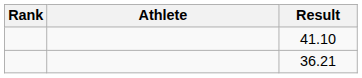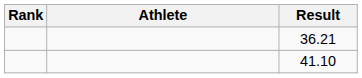rows swapped: (318, 38) <-> (318, 61)
